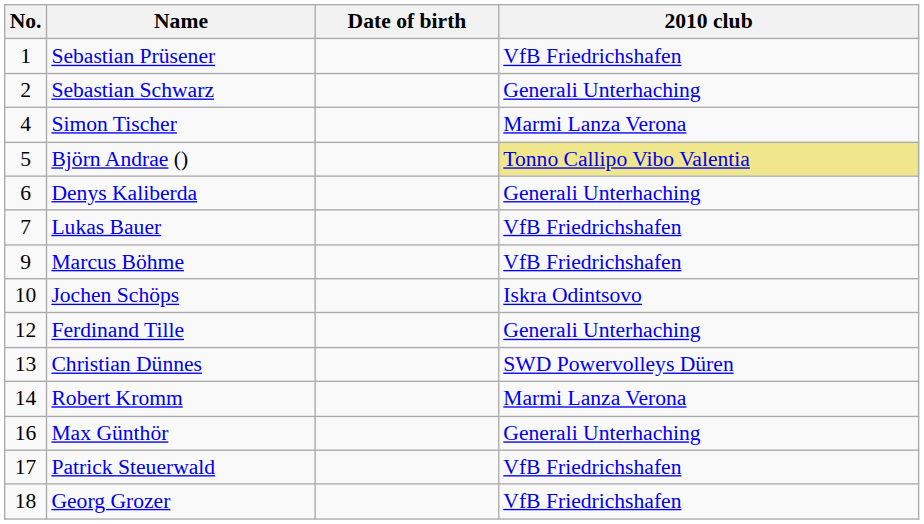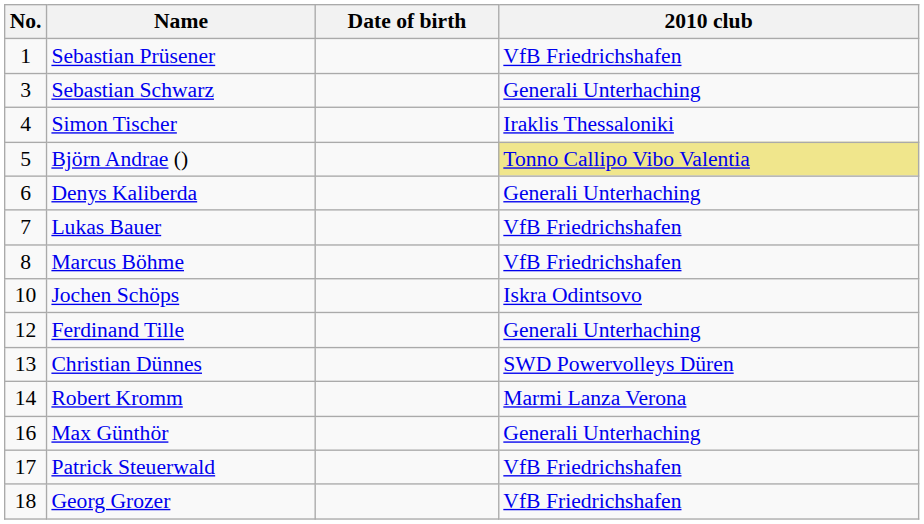(26, 90) 2 -> (26, 90) 3
(595, 124) Marmi Lanza Verona -> (589, 124) Iraklis Thessaloniki
(26, 261) 9 -> (26, 261) 8
